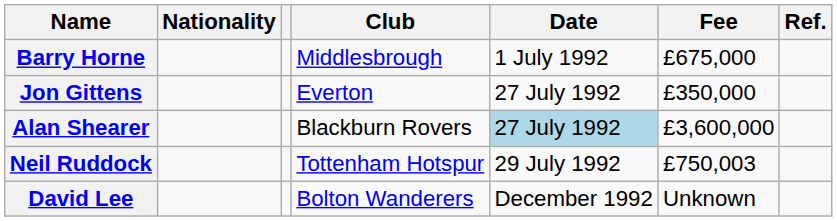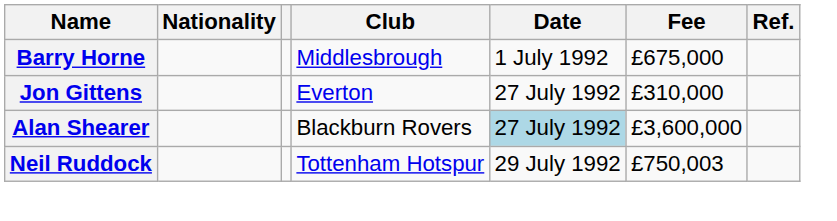(709, 92) £350,000 -> (677, 92) £310,000
- row: (81, 198)
